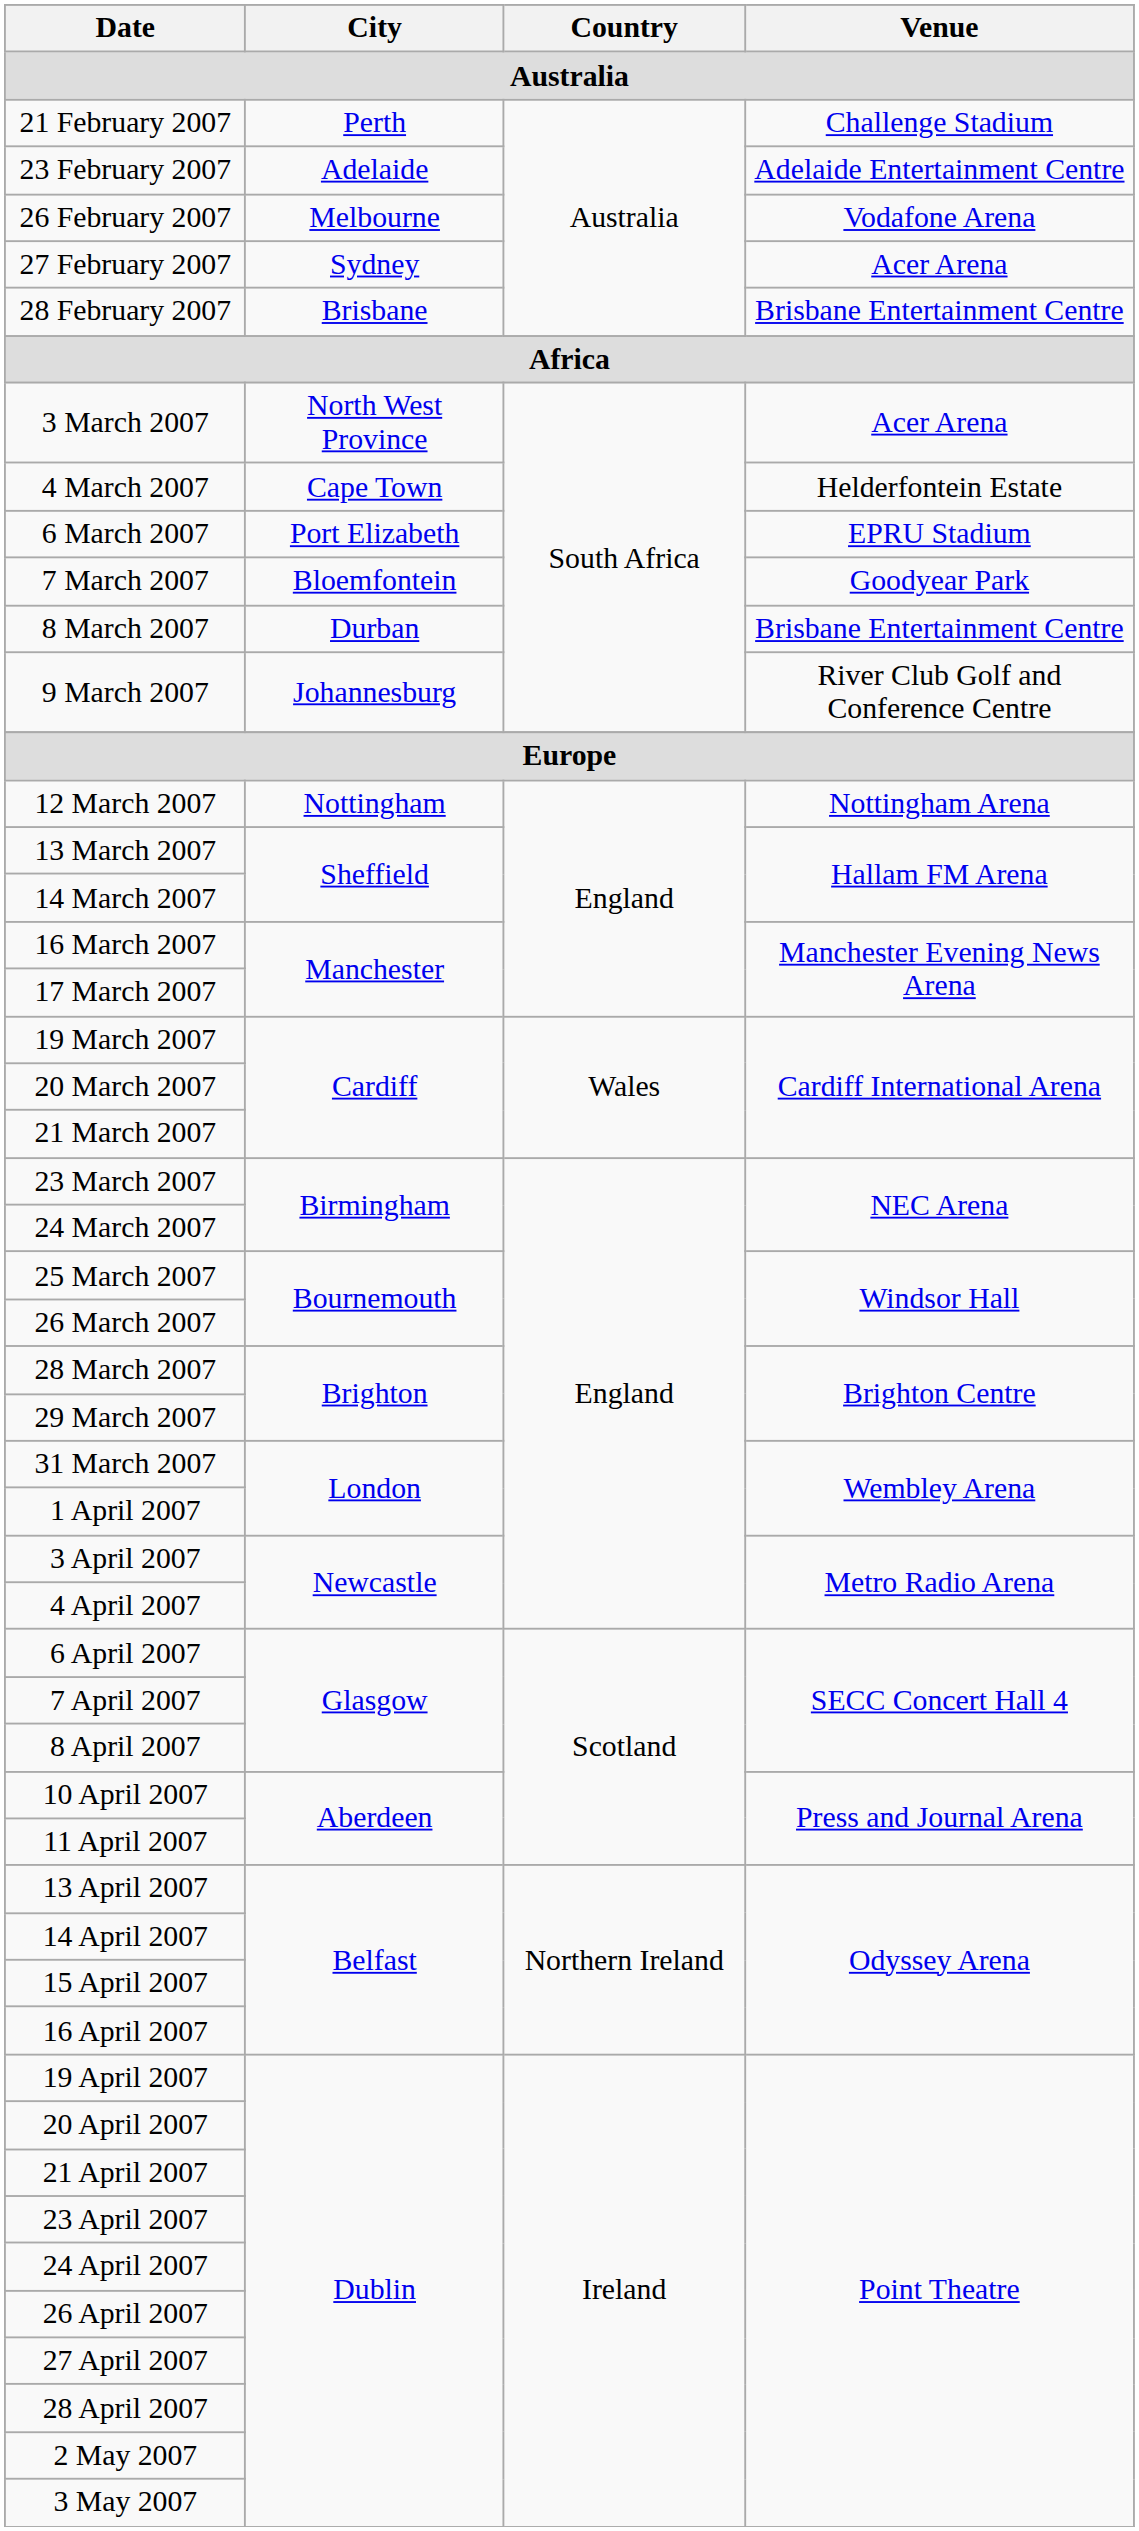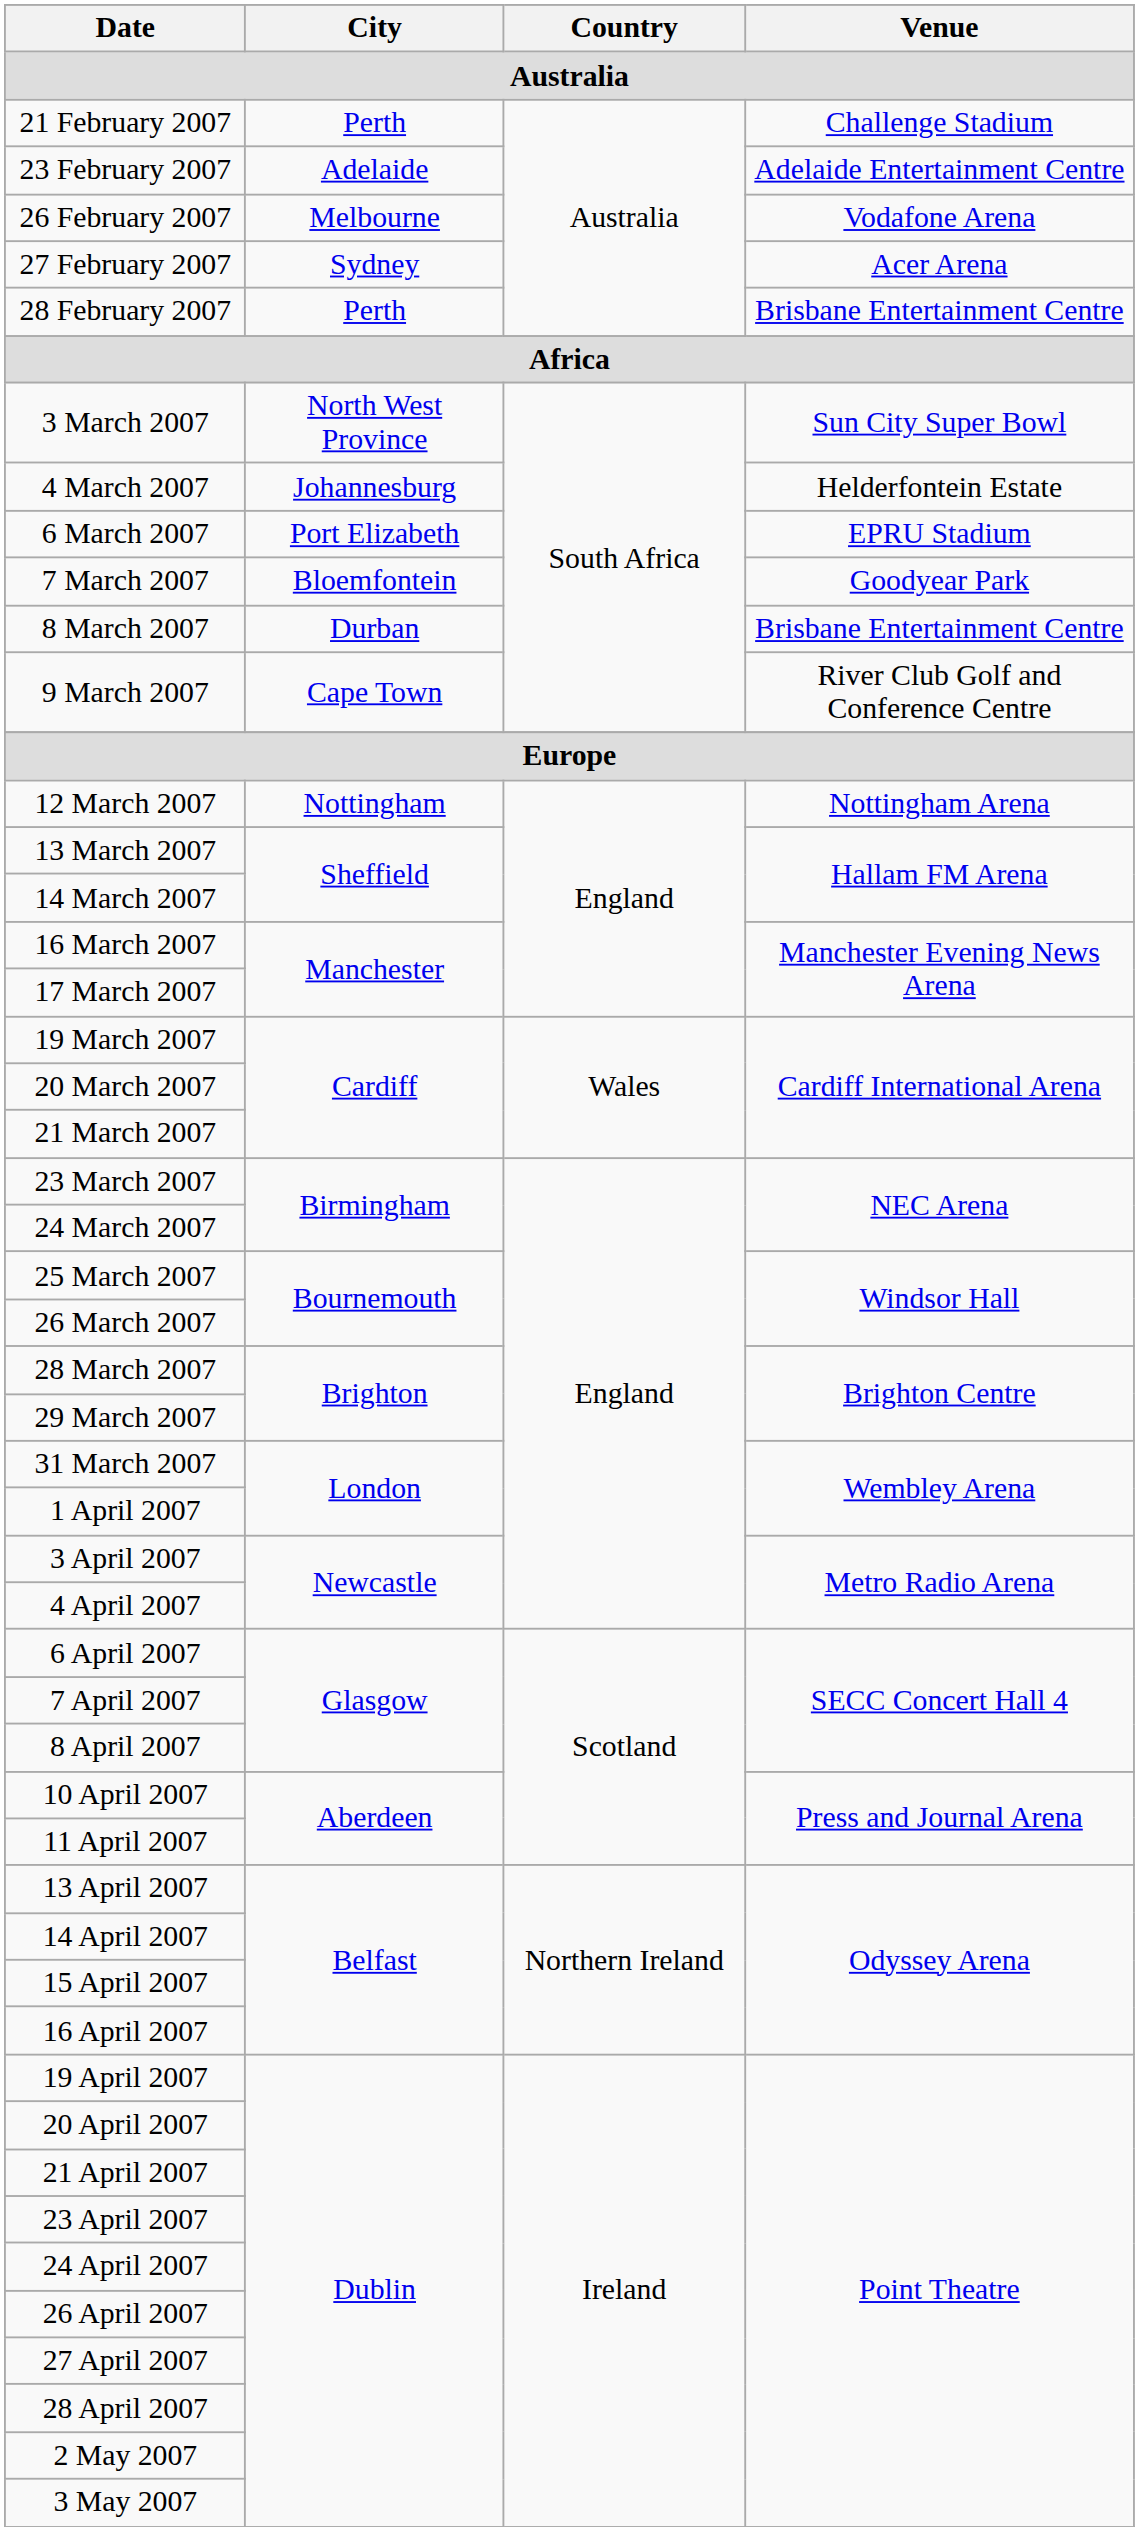(375, 311) Brisbane -> (375, 311) Perth
(939, 422) Acer Arena -> (939, 422) Sun City Super Bowl
(375, 486) Cape Town -> (375, 486) Johannesburg
(375, 691) Johannesburg -> (375, 691) Cape Town
